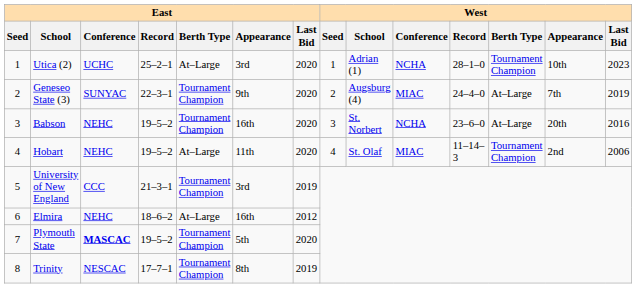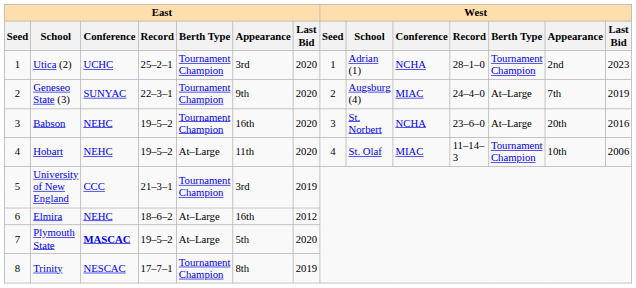(199, 65) At–Large -> (205, 65) Tournament Champion
(557, 65) 10th -> (556, 65) 2nd
(556, 152) 2nd -> (557, 152) 10th
(205, 239) Tournament Champion -> (199, 239) At–Large
